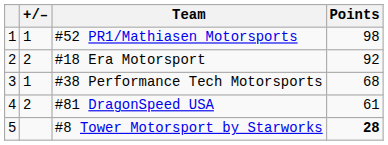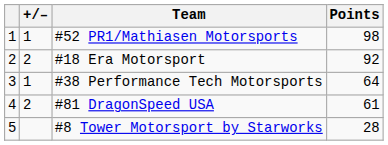(371, 84) 68 -> (371, 84) 64
(371, 129) bold -> (371, 129) normal
